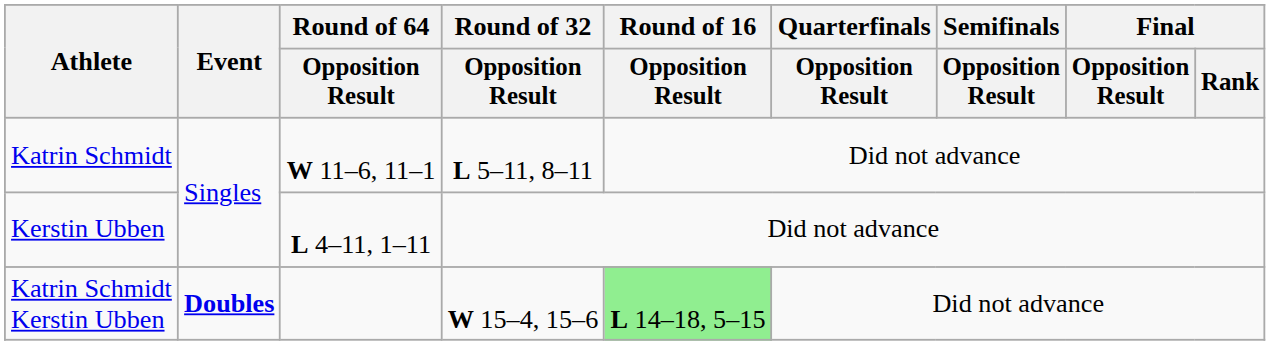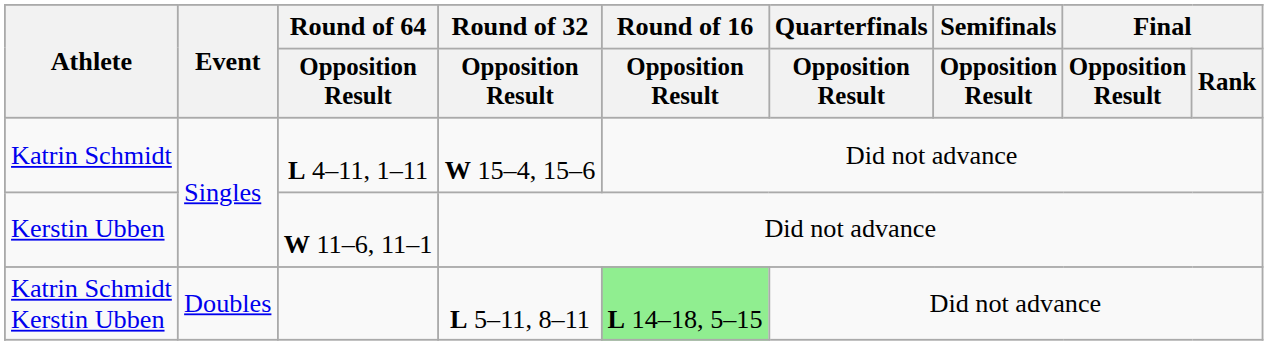(361, 170) W 11–6, 11–1 -> (358, 170) L 4–11, 1–11
(523, 170) L 5–11, 8–11 -> (520, 170) W 15–4, 15–6
(361, 244) L 4–11, 1–11 -> (358, 244) W 11–6, 11–1
(229, 303) bold -> (228, 303) normal
(523, 319) W 15–4, 15–6 -> (520, 319) L 5–11, 8–11
